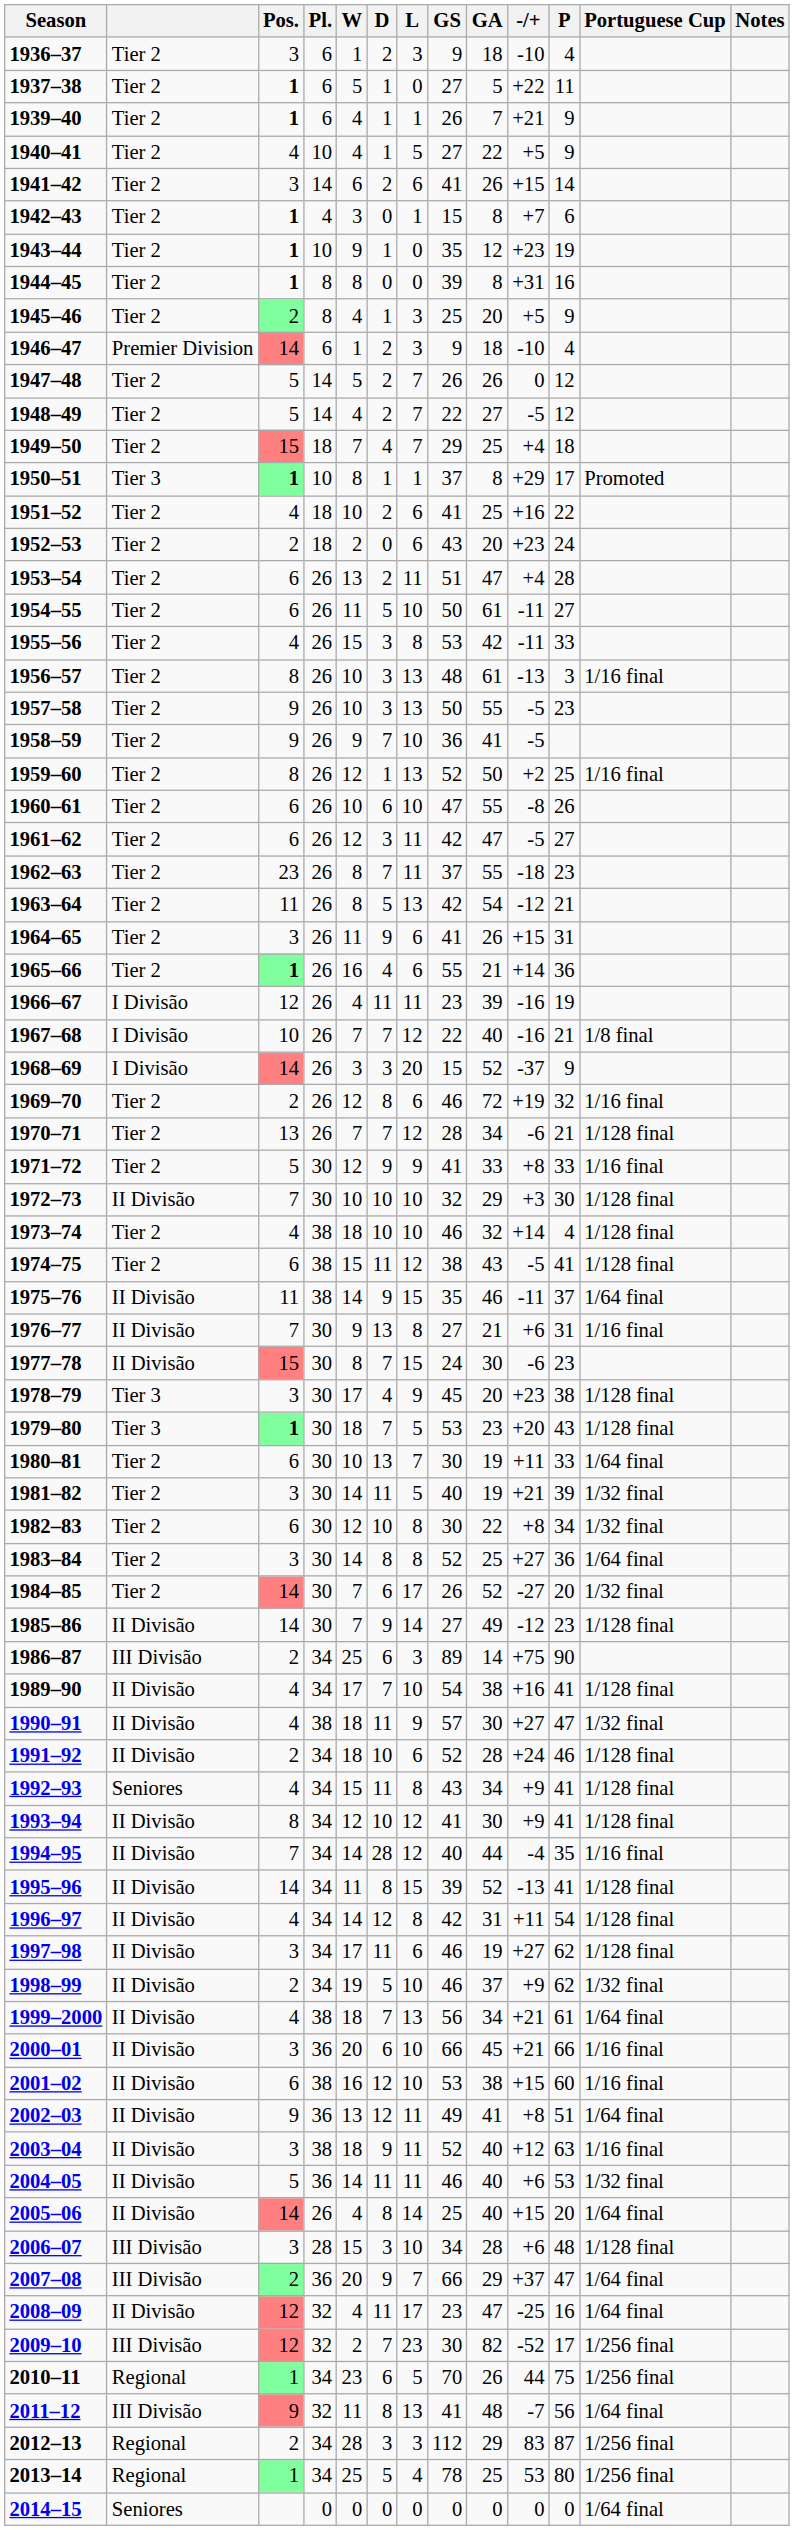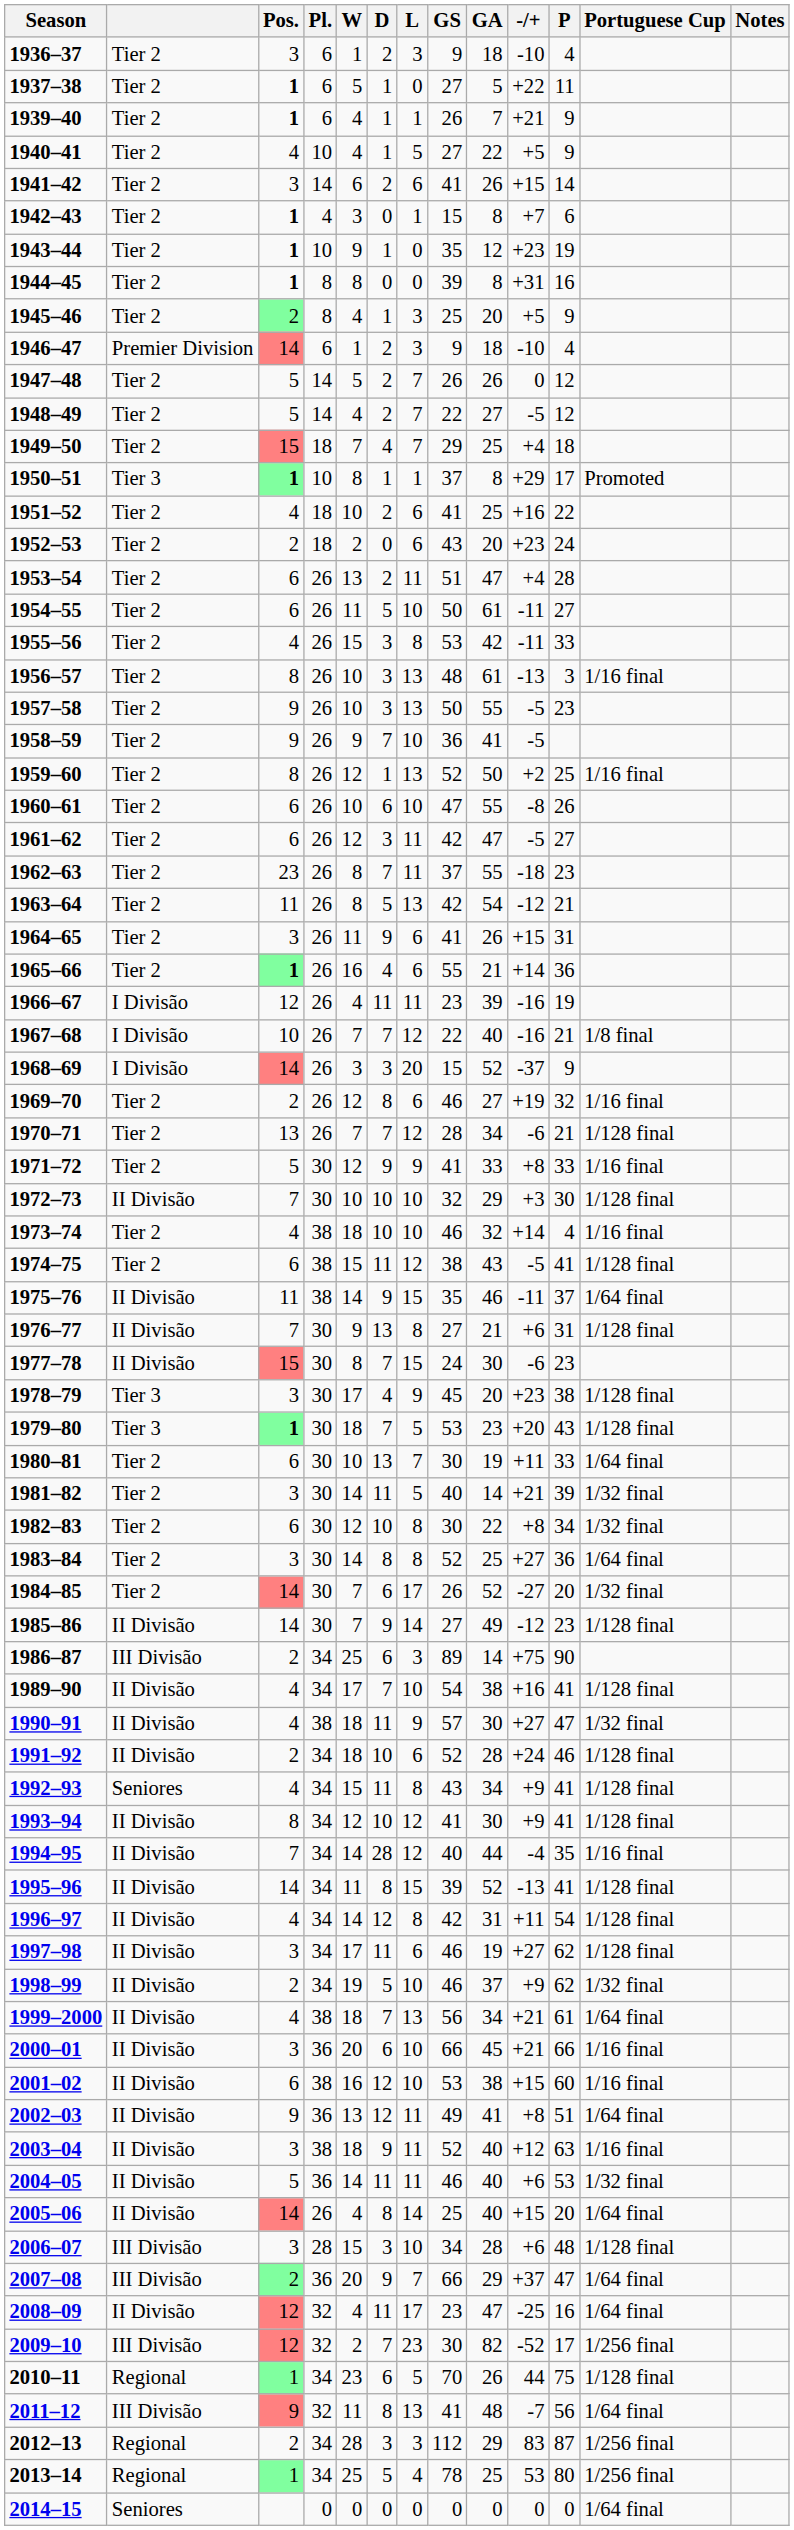(492, 1101) 72 -> (492, 1101) 27
(629, 1232) 1/128 final -> (624, 1232) 1/16 final
(624, 1330) 1/16 final -> (629, 1330) 1/128 final
(492, 1493) 19 -> (492, 1493) 14
(629, 2377) 1/256 final -> (629, 2377) 1/128 final
